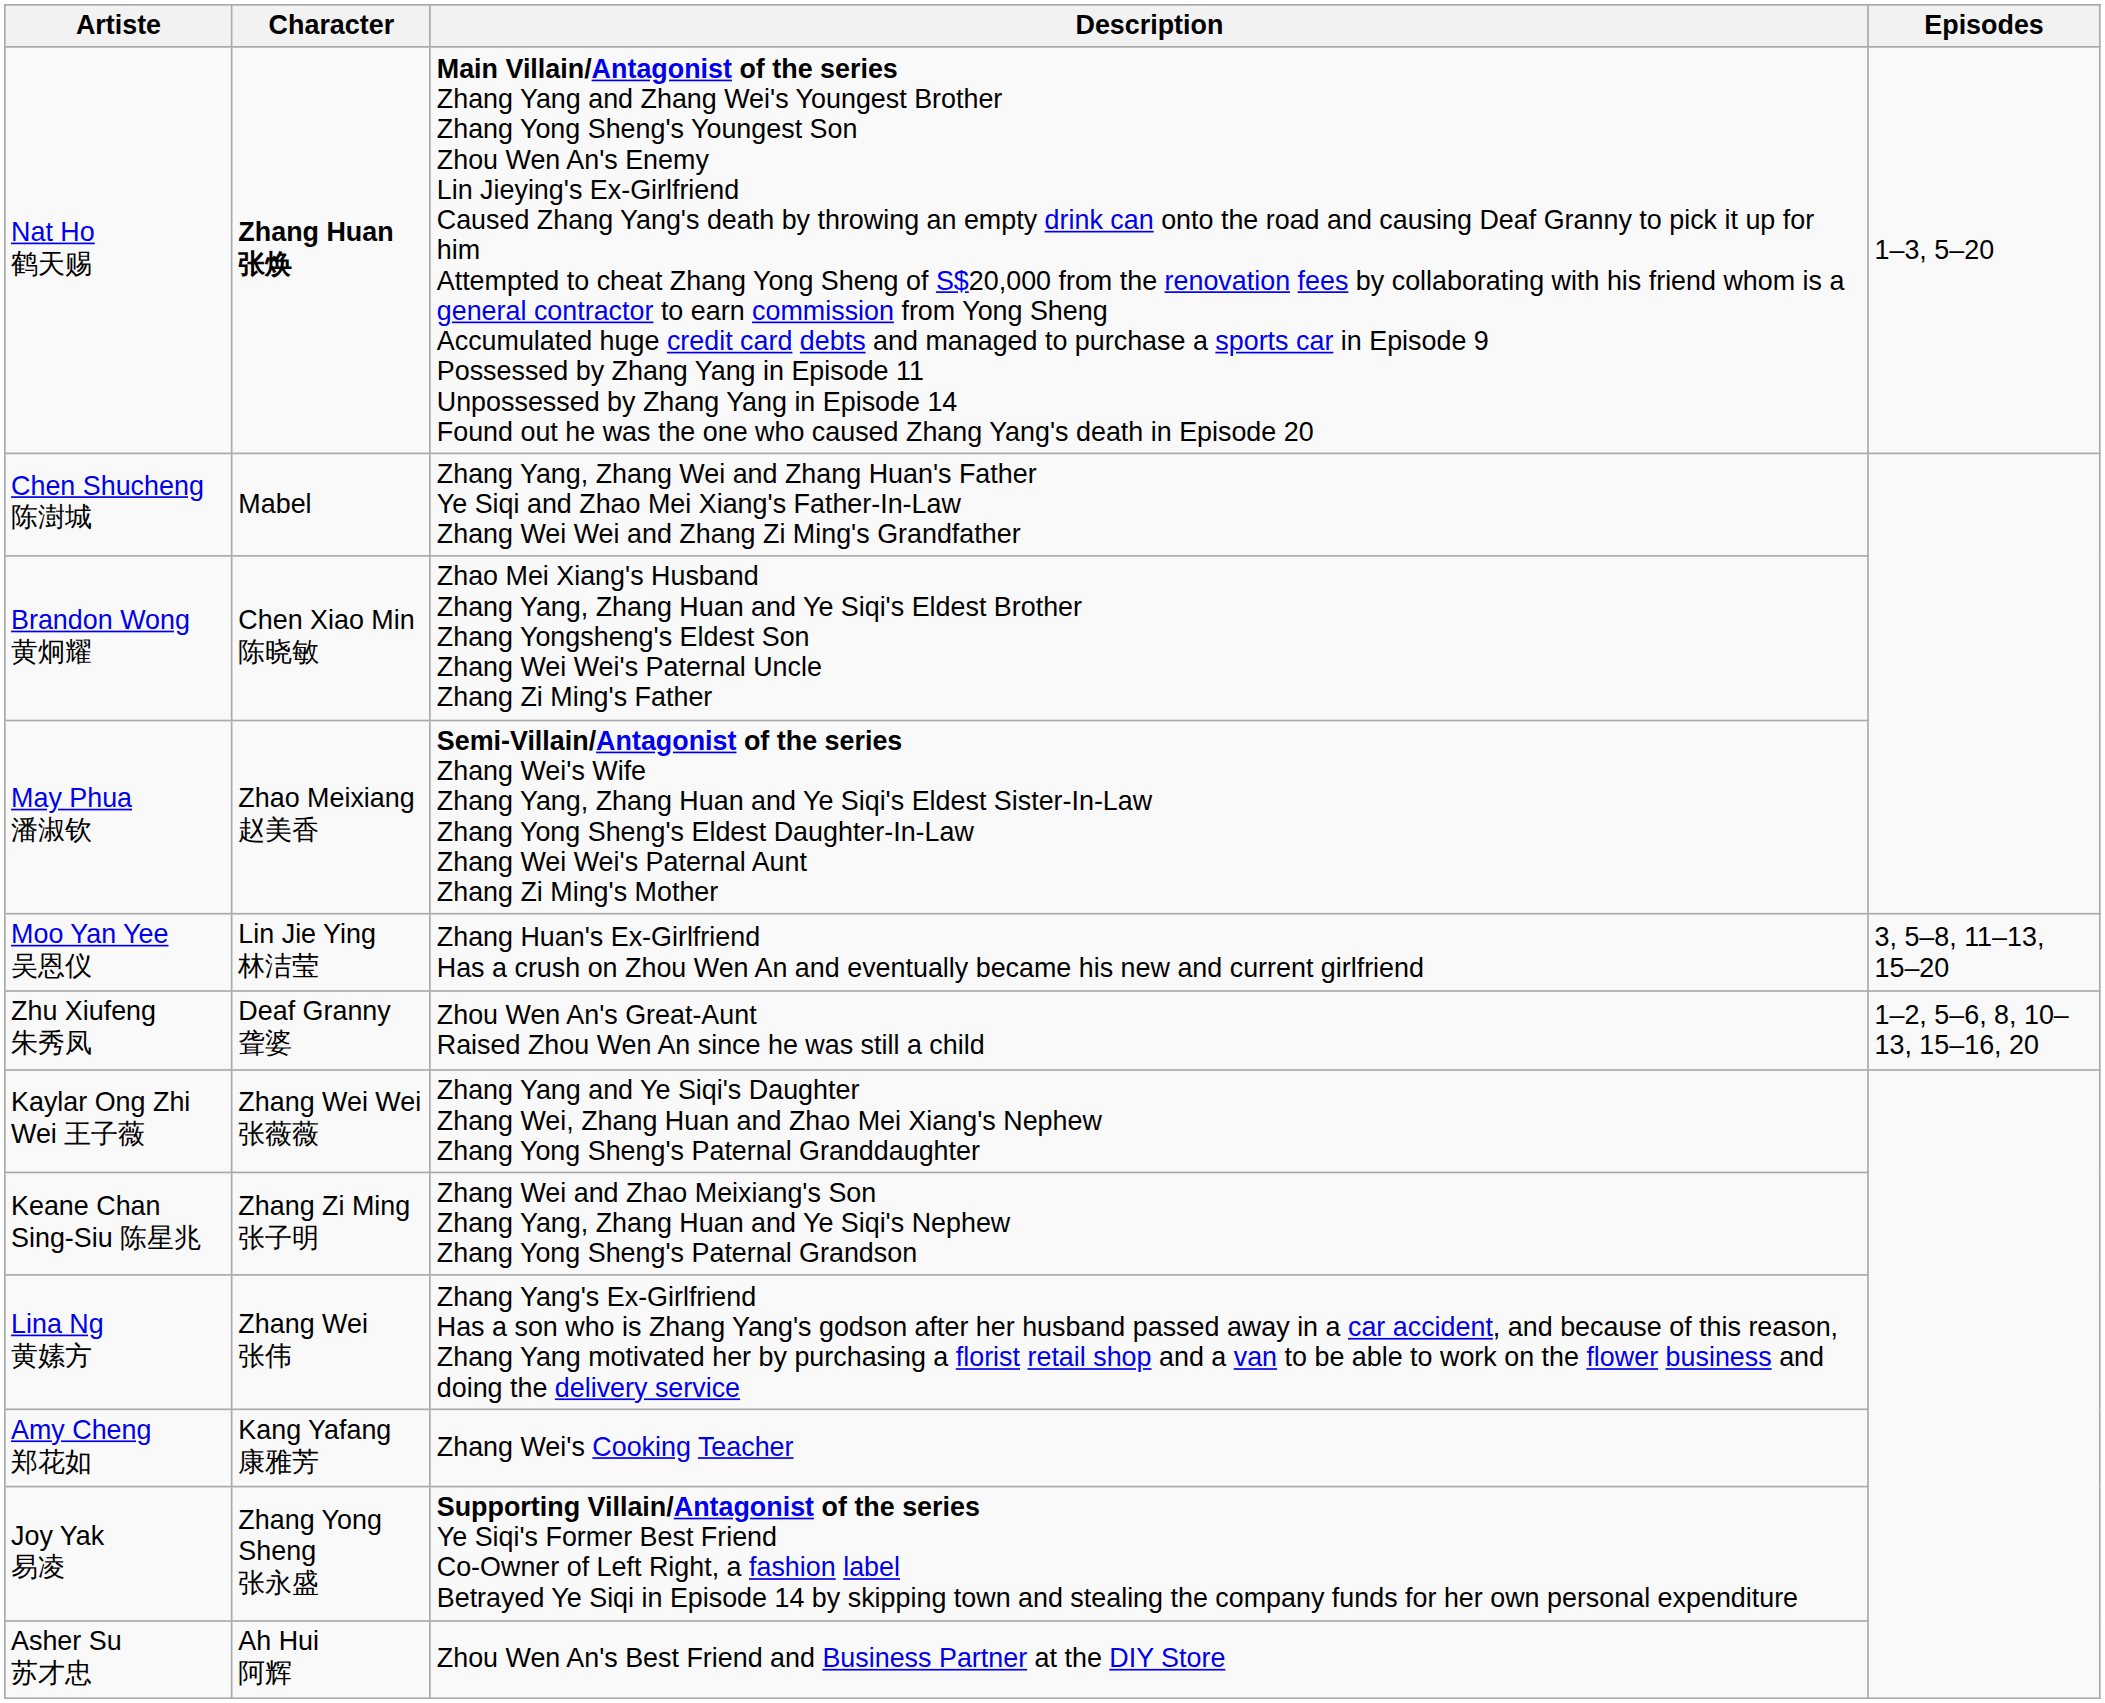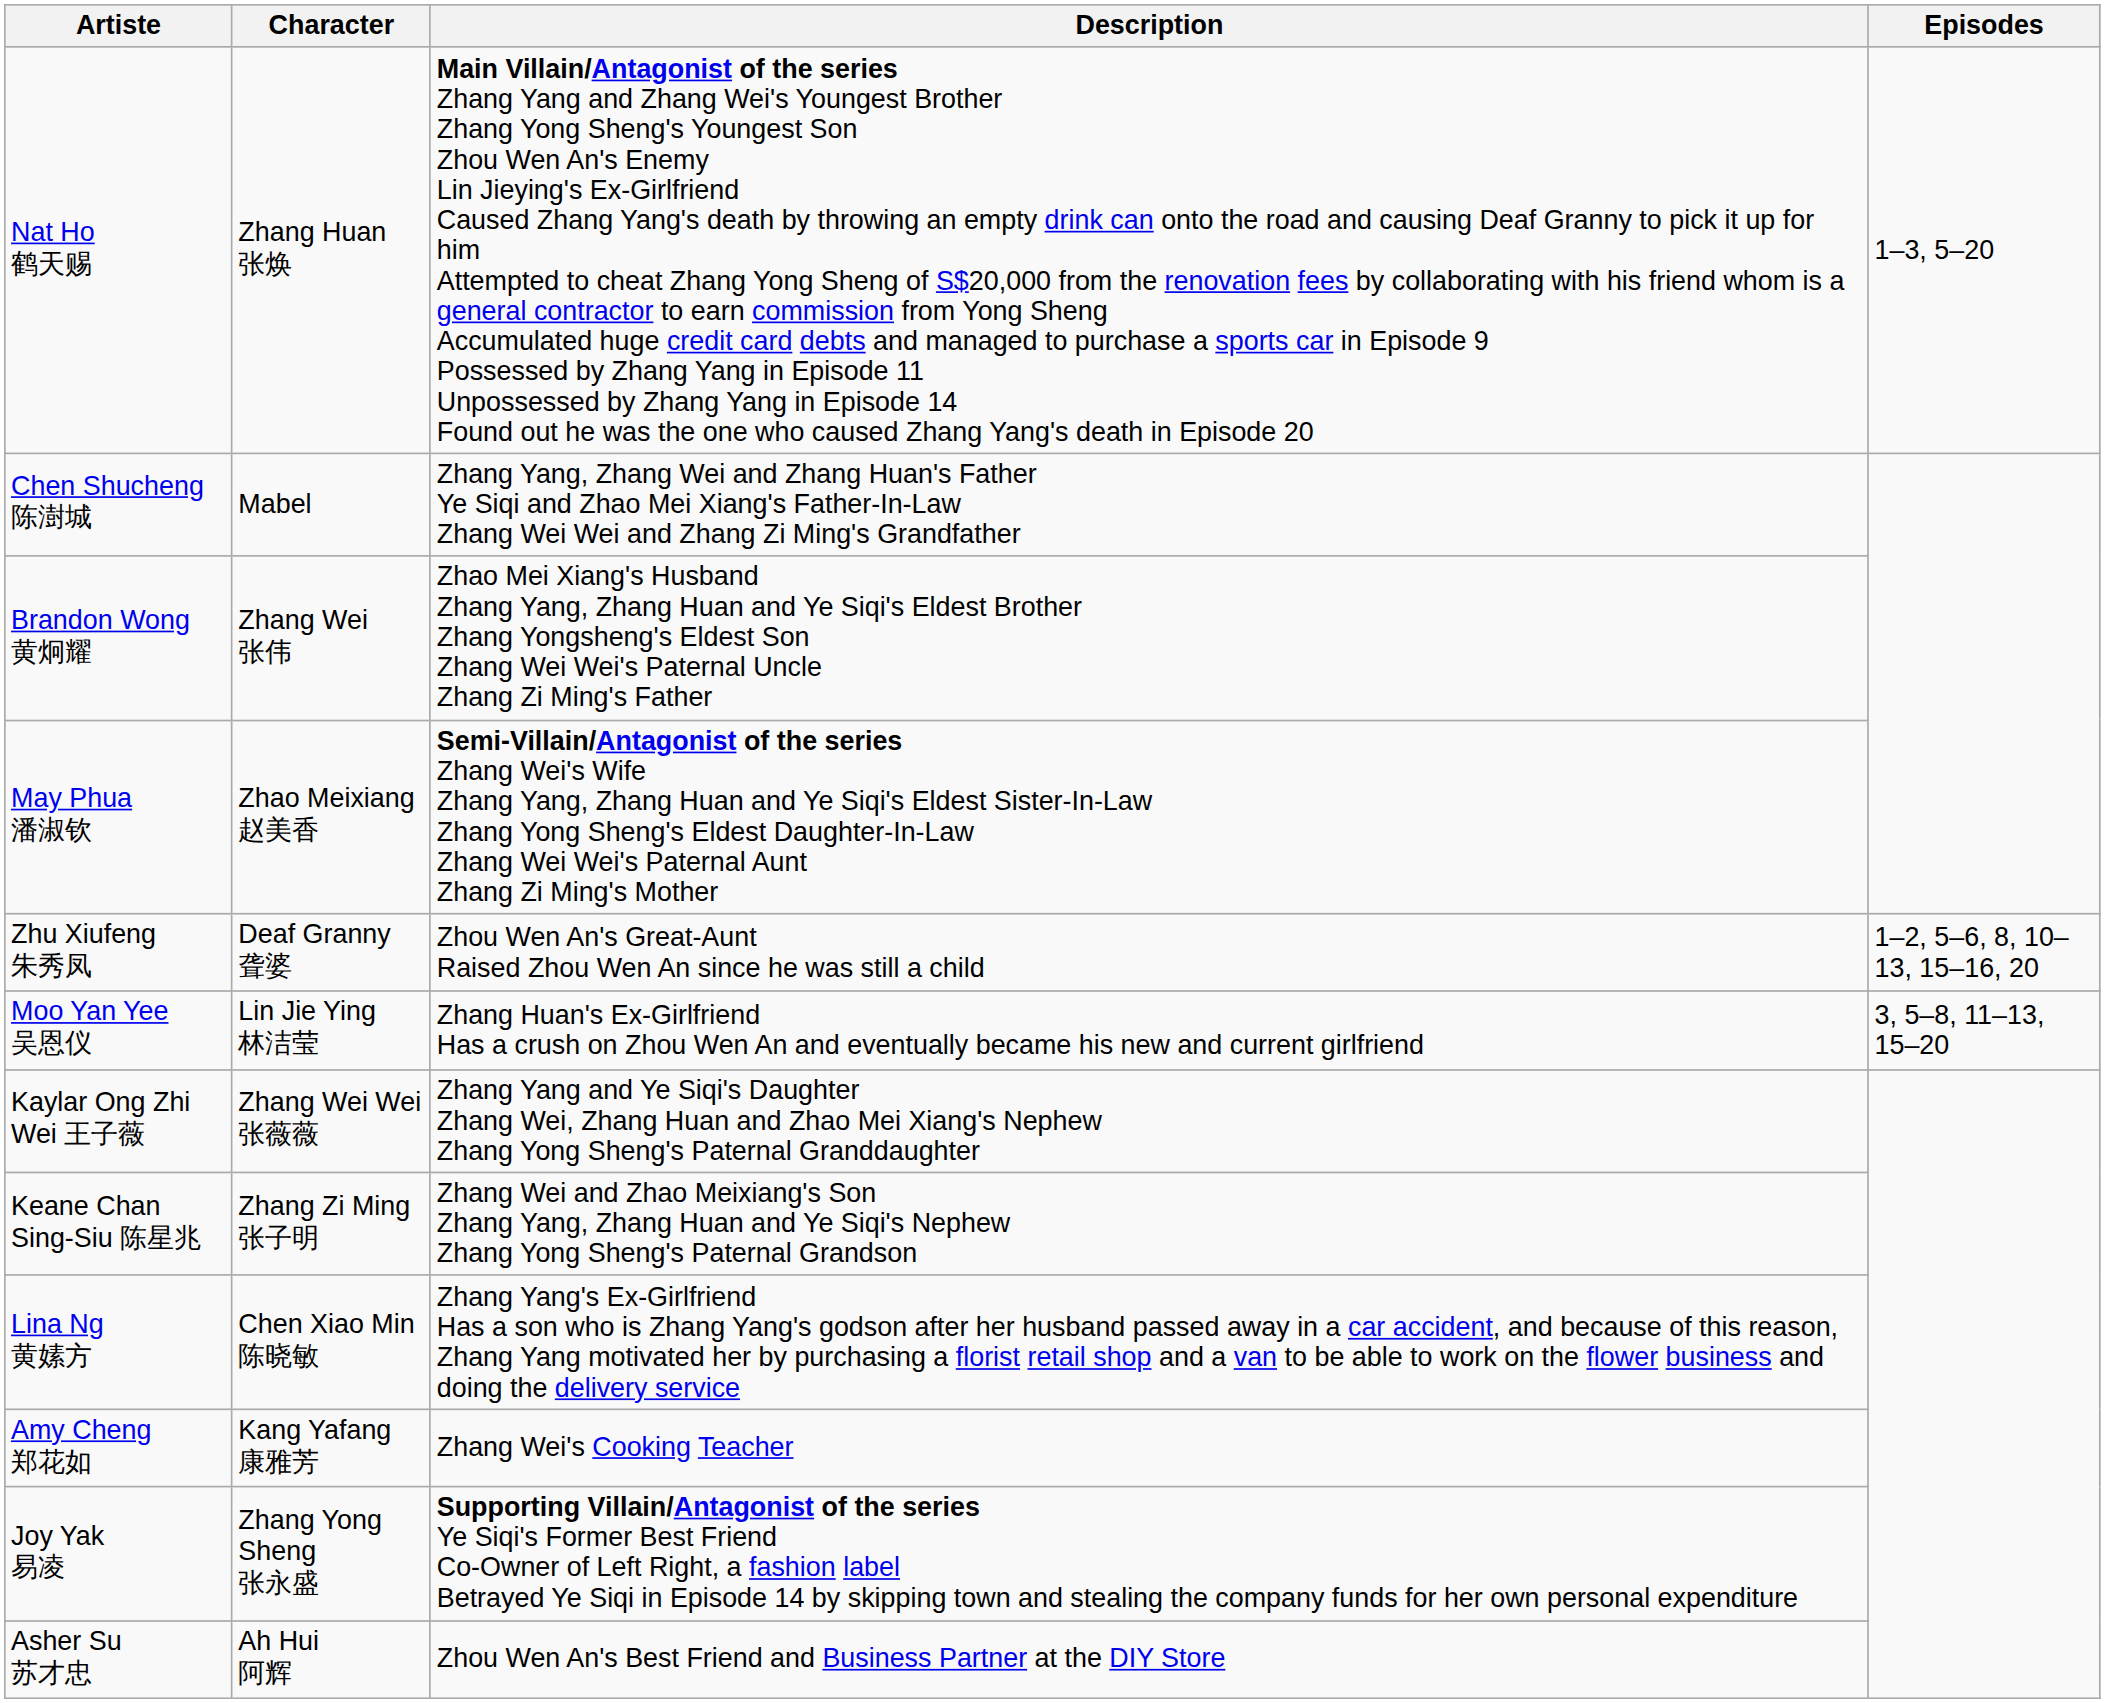(316, 248) bold -> (312, 248) normal
(327, 635) Chen Xiao Min 陈晓敏 -> (303, 635) Zhang Wei 张伟
rows swapped: (90, 950) <-> (84, 1028)
(303, 1340) Zhang Wei 张伟 -> (327, 1340) Chen Xiao Min 陈晓敏
